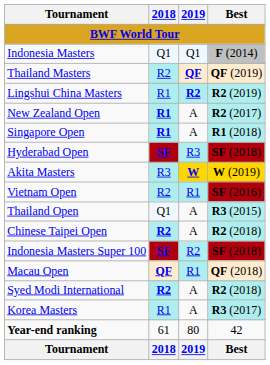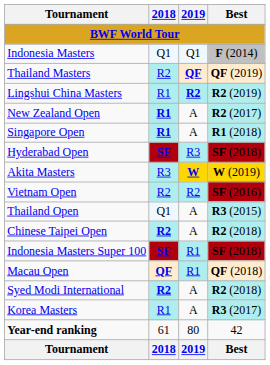(193, 192) R1 -> (193, 192) R2
(193, 251) R2 -> (193, 251) R1
